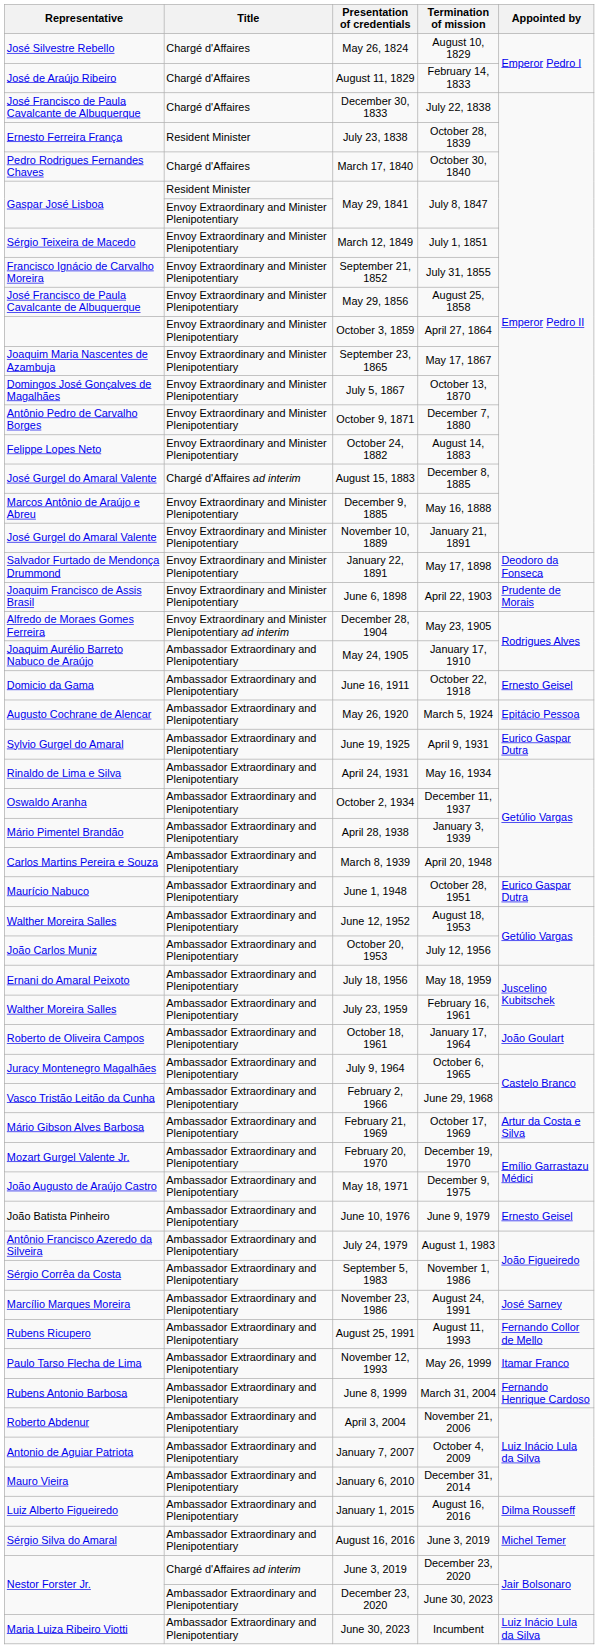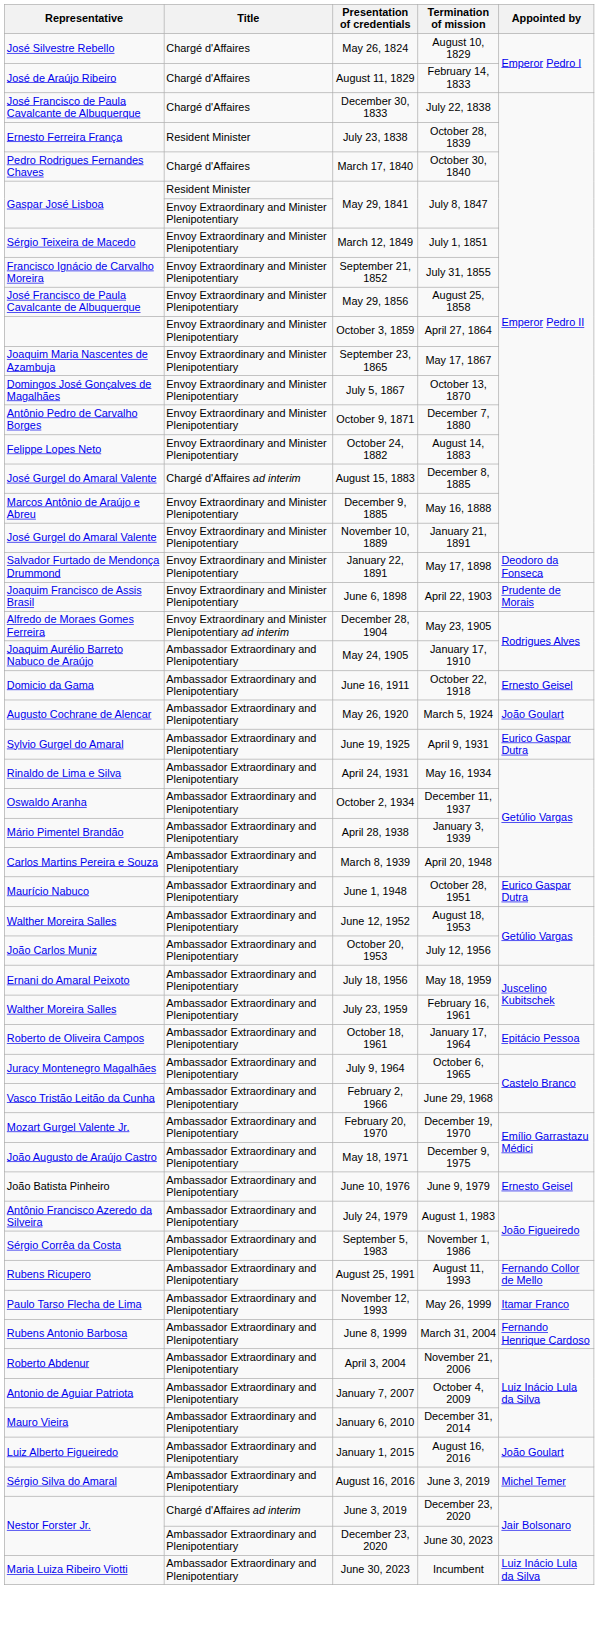(540, 714) Epitácio Pessoa -> (533, 714) João Goulart
(533, 1039) João Goulart -> (540, 1039) Epitácio Pessoa
- row: (241, 1127)
- row: (241, 1304)
(538, 1511) Dilma Rousseff -> (533, 1452) João Goulart
